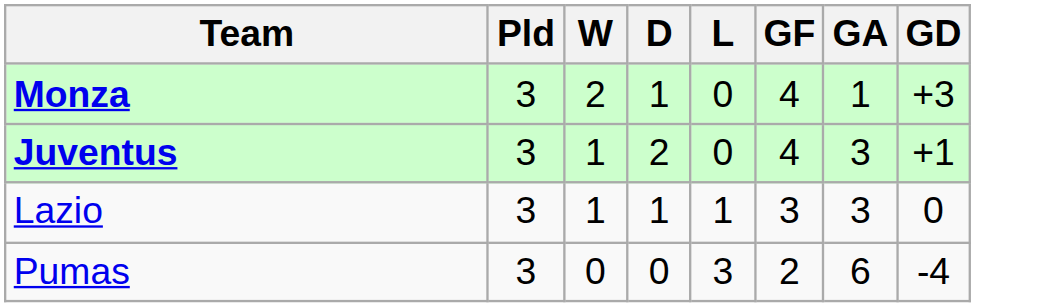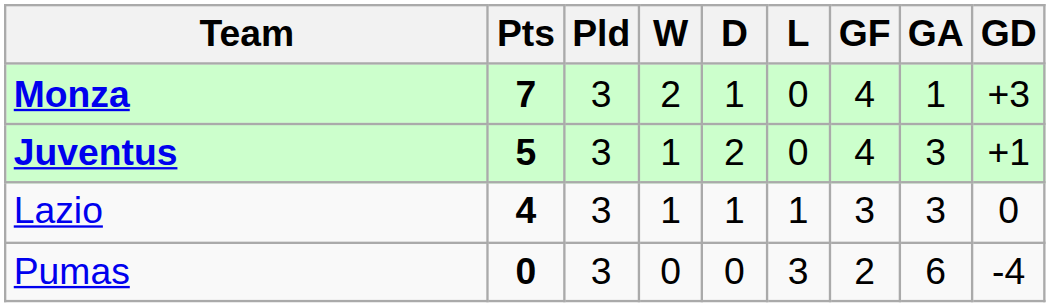+ column: (526, 34)
